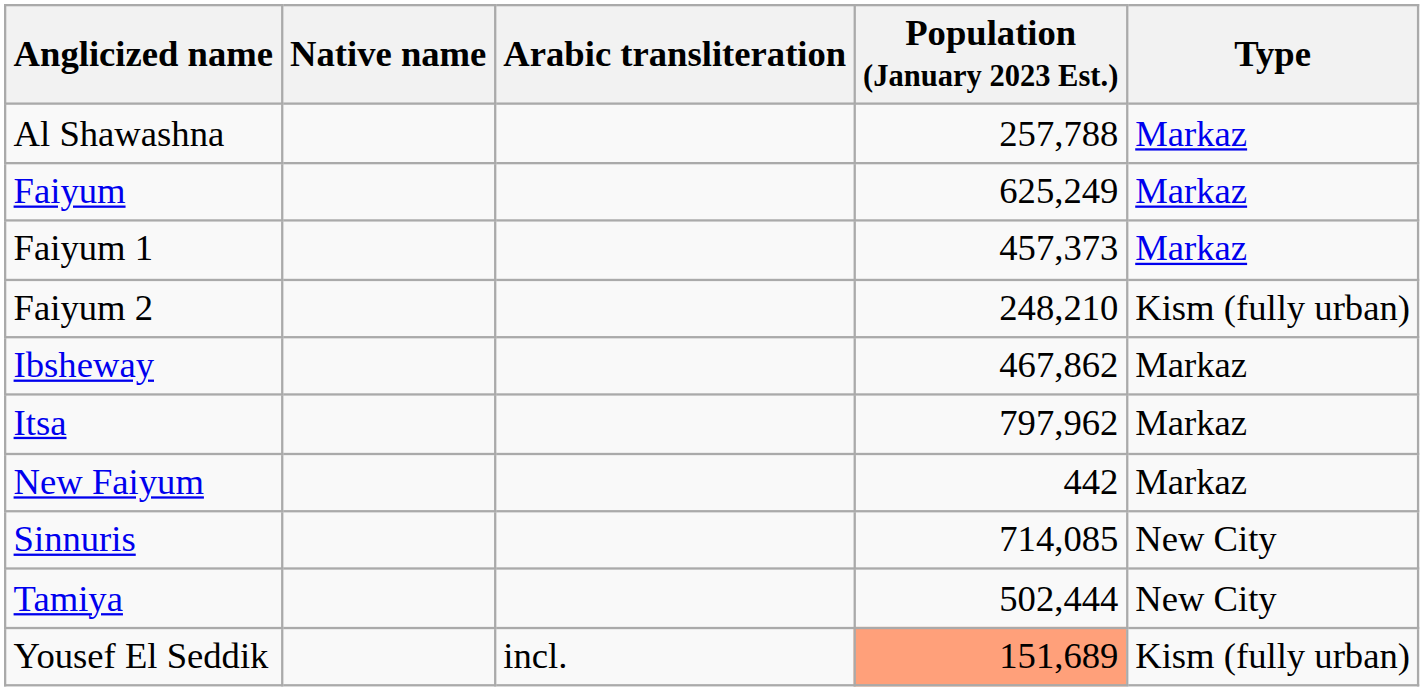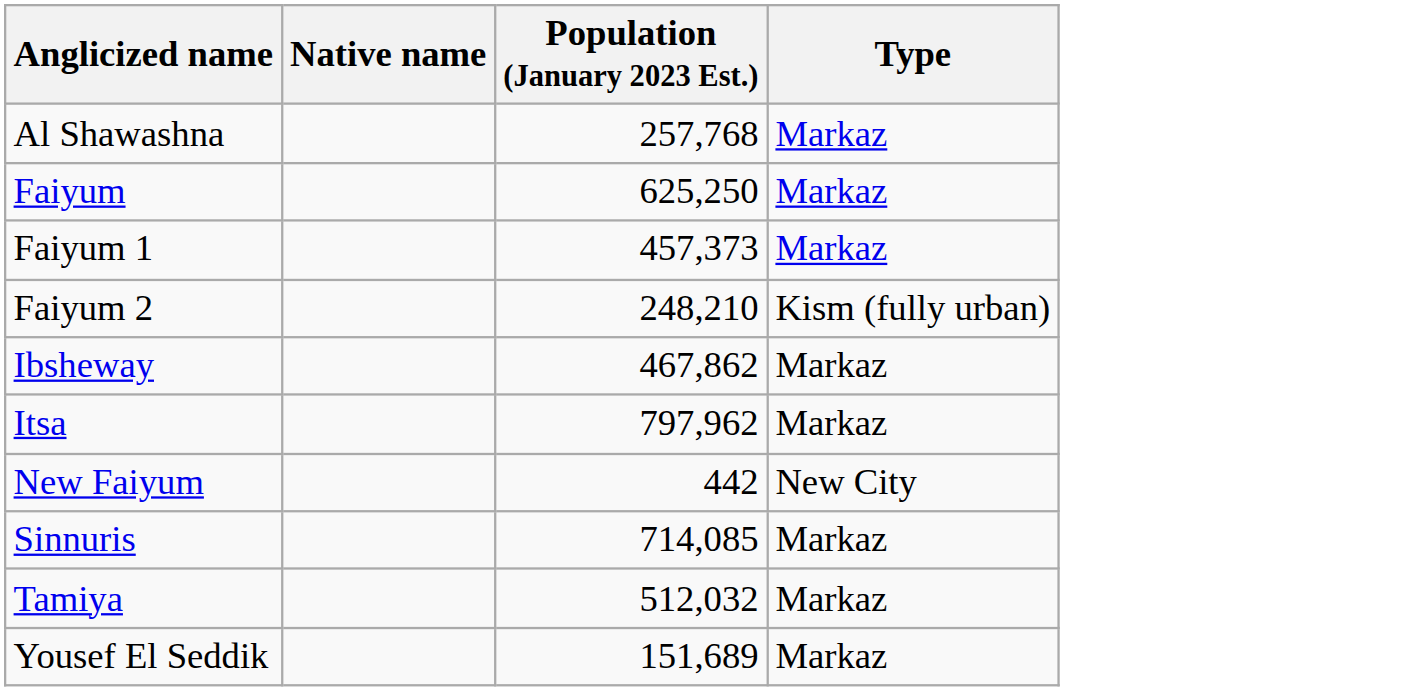- column: (675, 54)
(1059, 132) 257,788 -> (699, 132) 257,768
(1059, 190) 625,249 -> (699, 190) 625,250
(1191, 481) Markaz -> (846, 481) New City
(1206, 539) New City -> (831, 539) Markaz
(1059, 597) 502,444 -> (699, 597) 512,032
(1206, 597) New City -> (831, 597) Markaz
(1059, 655) lightsalmon background -> (699, 655) no background
(1273, 655) Kism (fully urban) -> (831, 655) Markaz
